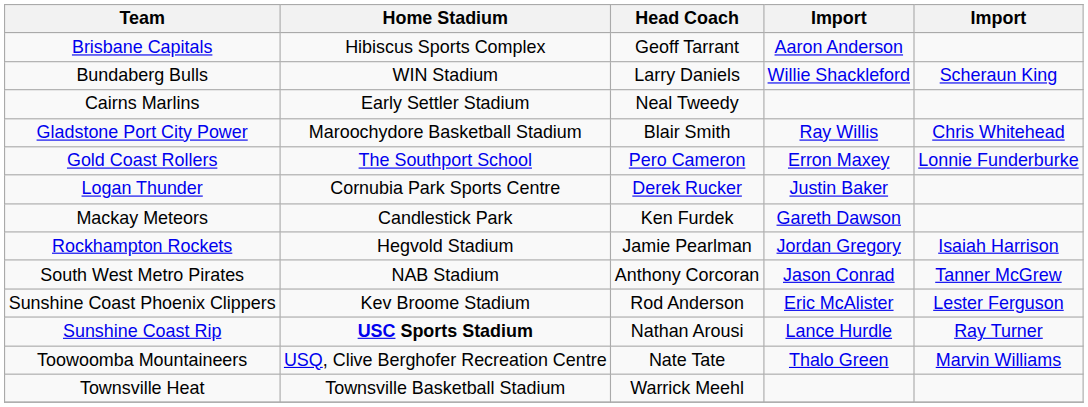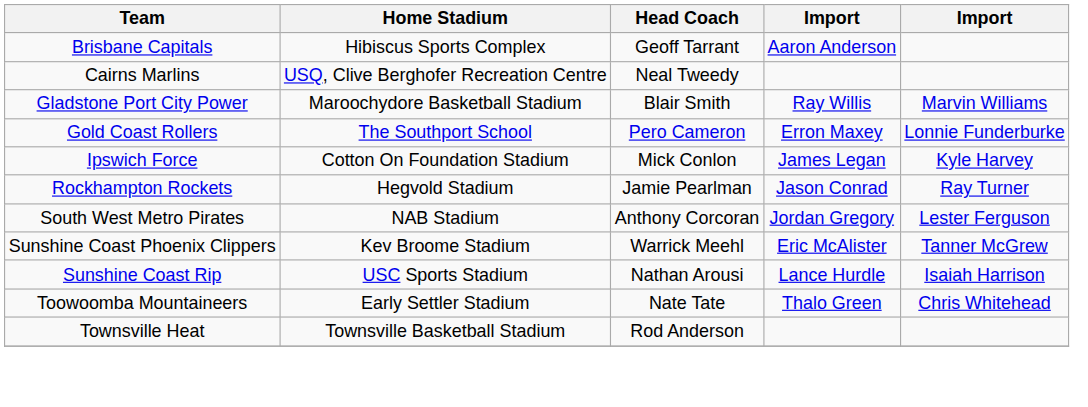- row: (142, 75)
(445, 103) Early Settler Stadium -> (445, 75) USQ, Clive Berghofer Recreation Centre
(998, 132) Chris Whitehead -> (985, 103) Marvin Williams
+ row: (142, 160)
- row: (142, 189)
- row: (142, 217)
(839, 246) Jordan Gregory -> (832, 189) Jason Conrad
(998, 246) Isaiah Harrison -> (985, 189) Ray Turner
(839, 274) Jason Conrad -> (832, 217) Jordan Gregory
(998, 274) Tanner McGrew -> (985, 217) Lester Ferguson
(687, 302) Rod Anderson -> (687, 246) Warrick Meehl
(998, 302) Lester Ferguson -> (985, 246) Tanner McGrew
(445, 331) bold -> (445, 274) normal
(998, 331) Ray Turner -> (985, 274) Isaiah Harrison
(445, 359) USQ, Clive Berghofer Recreation Centre -> (445, 302) Early Settler Stadium
(998, 359) Marvin Williams -> (985, 302) Chris Whitehead
(687, 388) Warrick Meehl -> (687, 331) Rod Anderson
